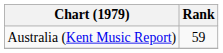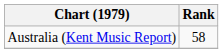(199, 37) 59 -> (199, 37) 58
